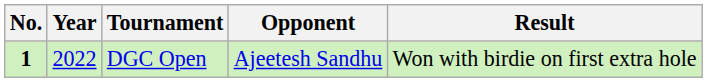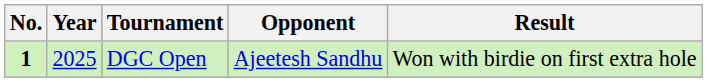(75, 59) 2022 -> (75, 59) 2025
